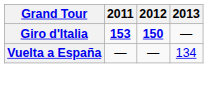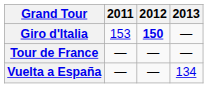(120, 33) bold -> (120, 33) normal
+ row: (54, 53)
